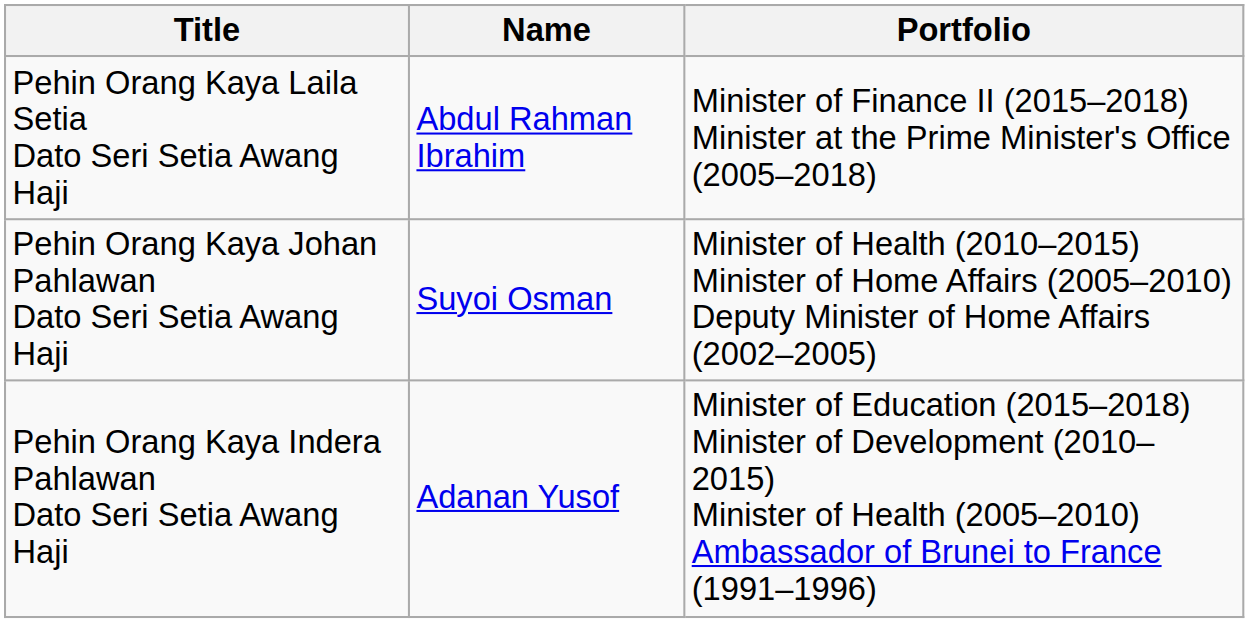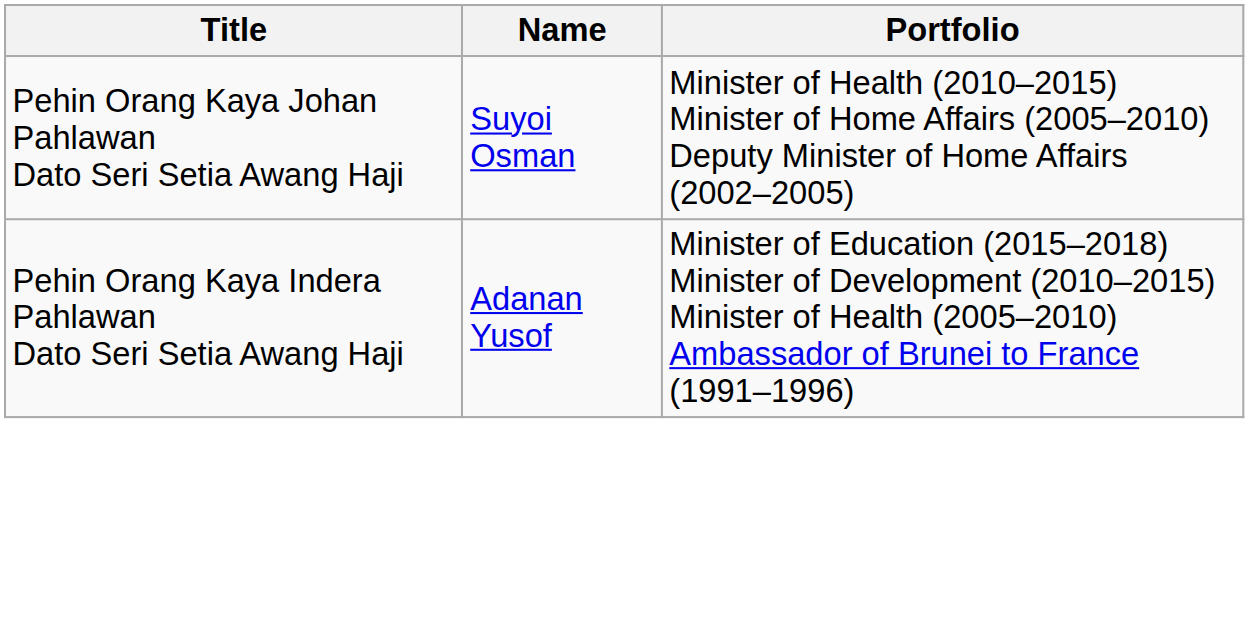- row: (185, 137)
